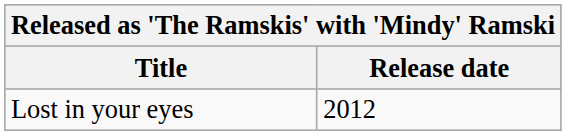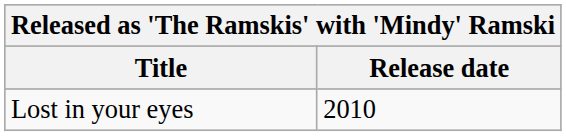(350, 109) 2012 -> (350, 109) 2010
